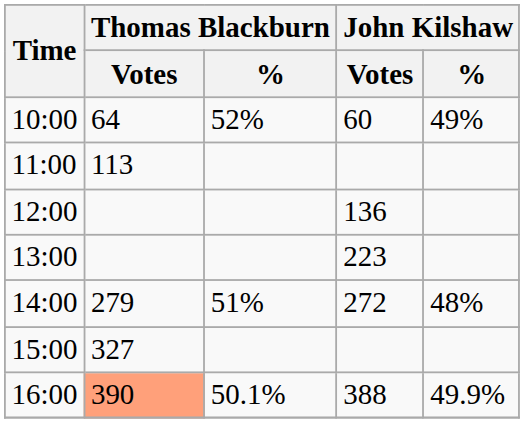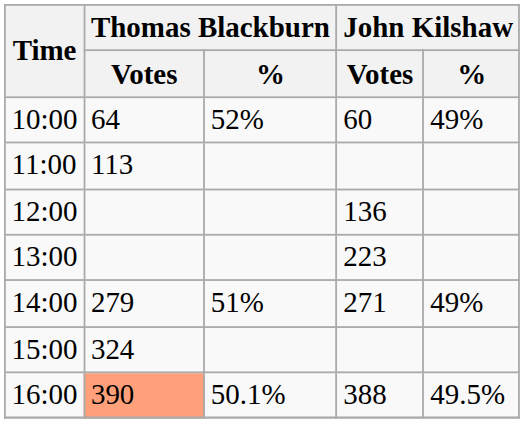(365, 303) 272 -> (365, 303) 271
(457, 303) 48% -> (457, 303) 49%
(113, 348) 327 -> (113, 348) 324
(468, 394) 49.9% -> (468, 394) 49.5%
